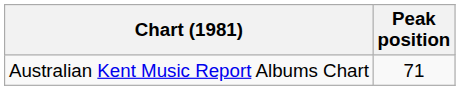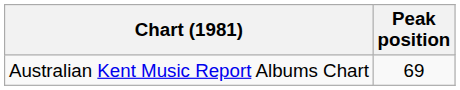(414, 70) 71 -> (414, 70) 69
